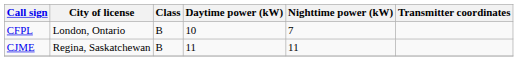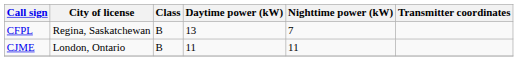(89, 30) London, Ontario -> (102, 30) Regina, Saskatchewan
(191, 30) 10 -> (191, 30) 13
(102, 47) Regina, Saskatchewan -> (89, 47) London, Ontario
